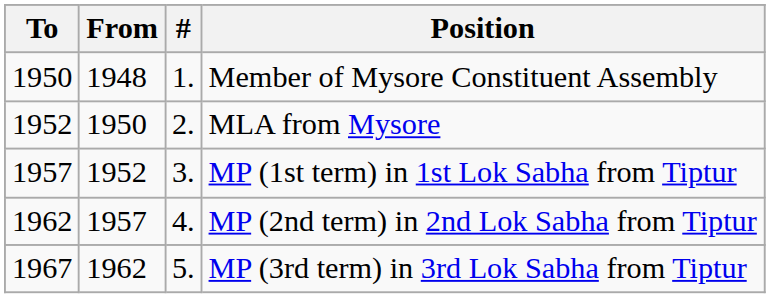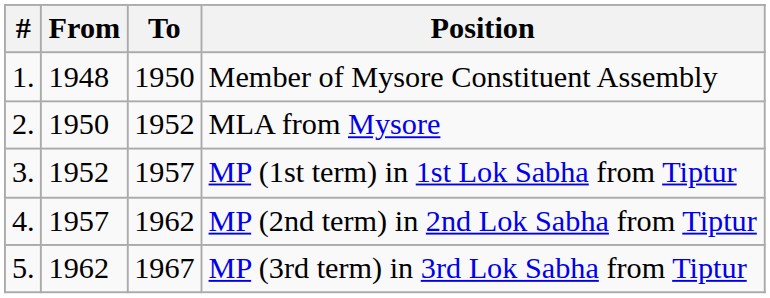columns swapped: (183, 28) <-> (42, 28)
